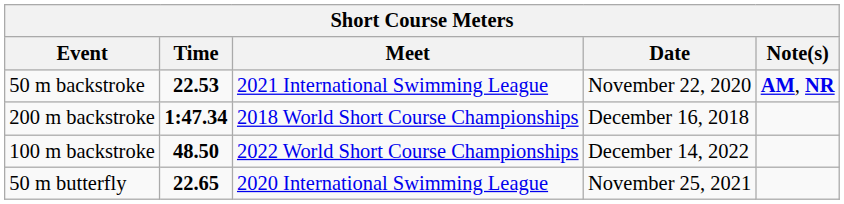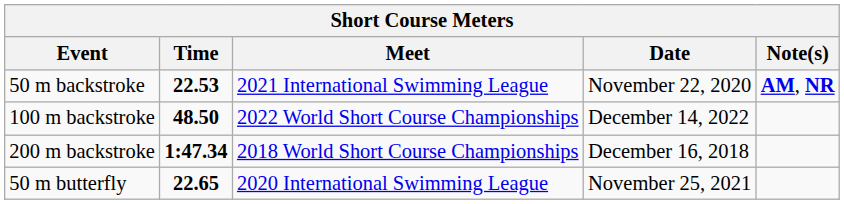rows swapped: (82, 150) <-> (82, 118)
